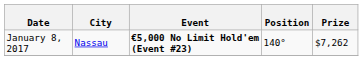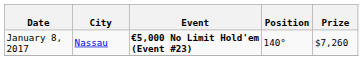(332, 43) $7,262 -> (332, 43) $7,260
